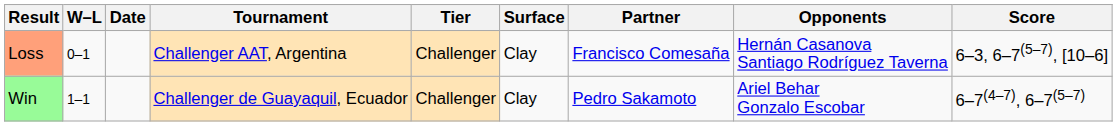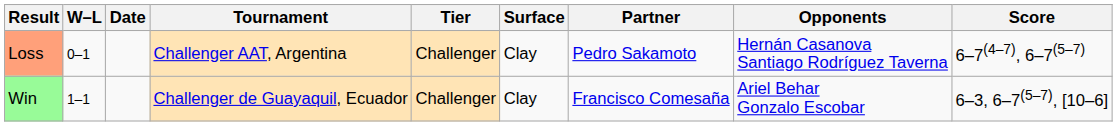(651, 53) Francisco Comesaña -> (634, 53) Pedro Sakamoto
(1032, 53) 6–3, 6–7(5–7), [10–6] -> (1020, 53) 6–7(4–7), 6–7(5–7)
(634, 98) Pedro Sakamoto -> (651, 98) Francisco Comesaña
(1020, 98) 6–7(4–7), 6–7(5–7) -> (1032, 98) 6–3, 6–7(5–7), [10–6]
